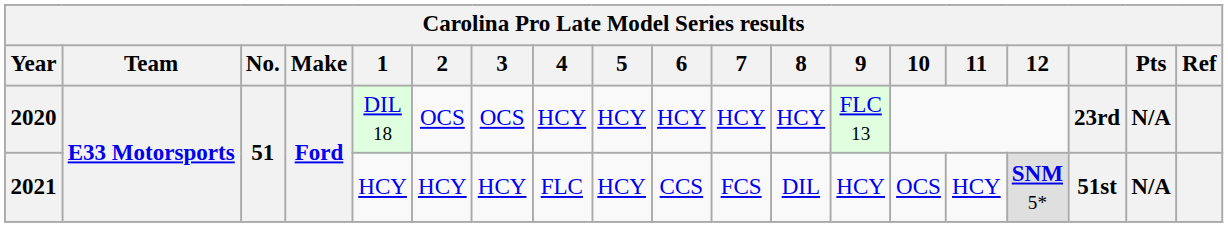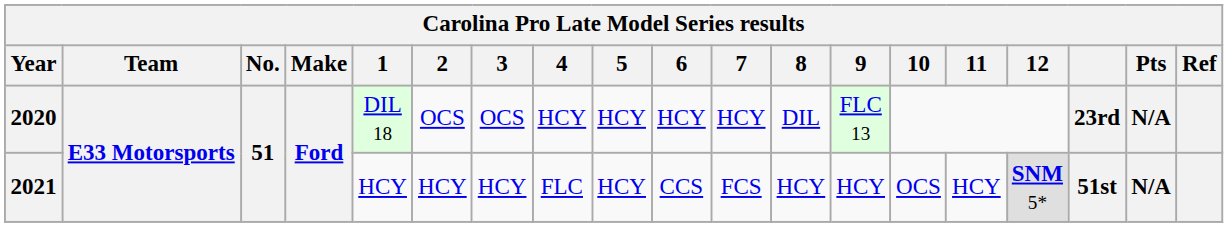(801, 118) HCY -> (801, 118) DIL
(801, 187) DIL -> (801, 187) HCY
